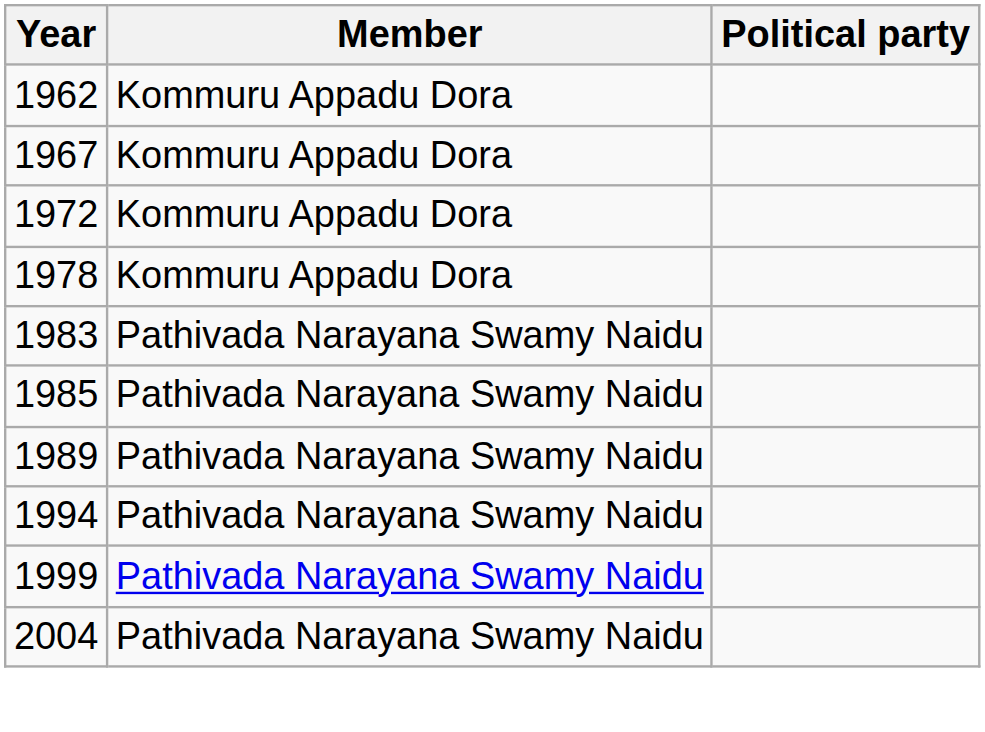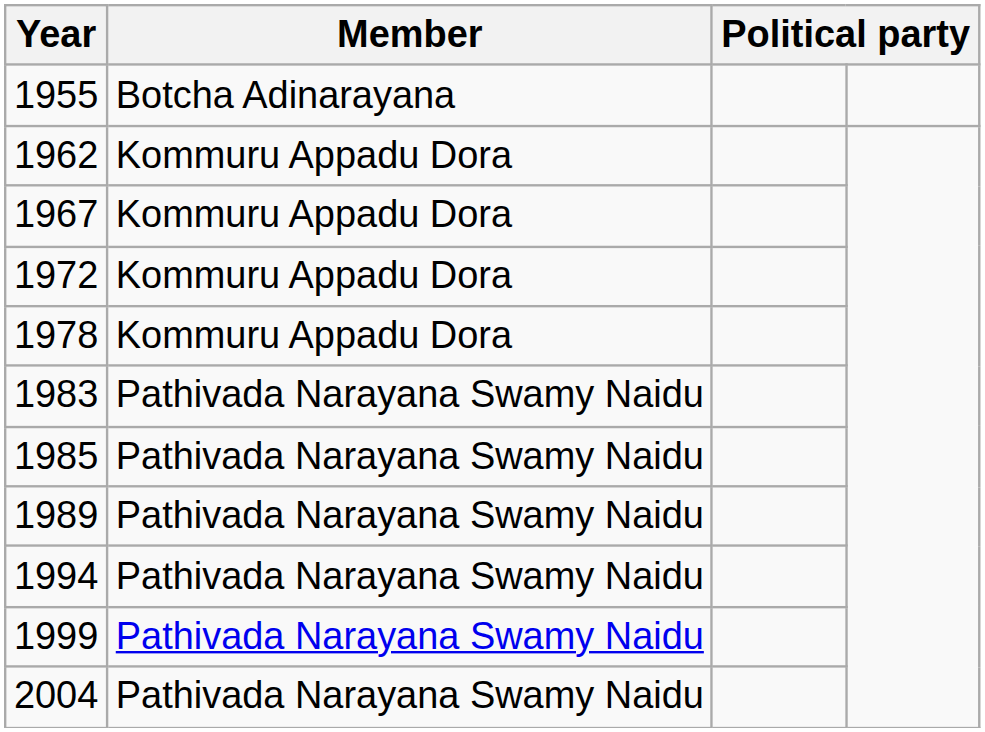+ row: (56, 94)
